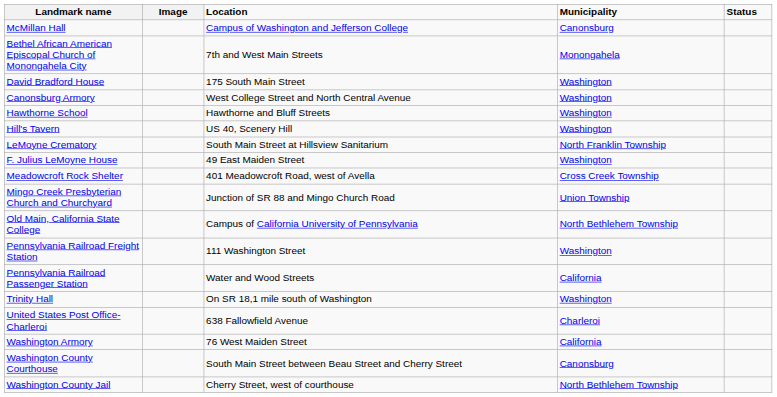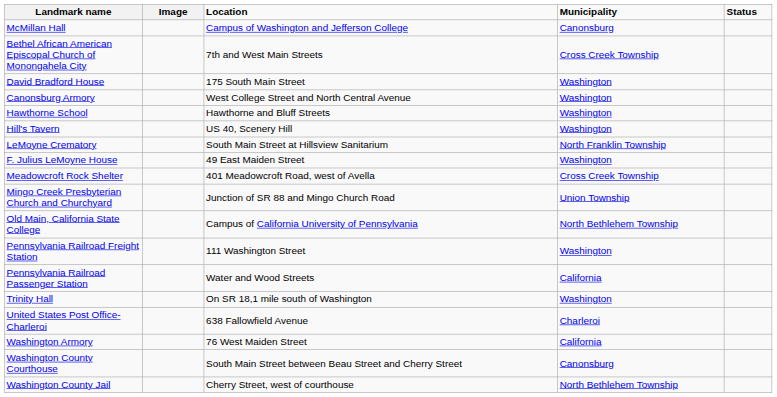(590, 54) Monongahela -> (609, 54) Cross Creek Township
